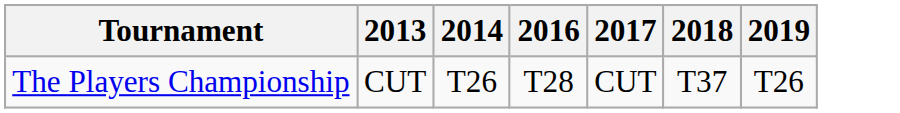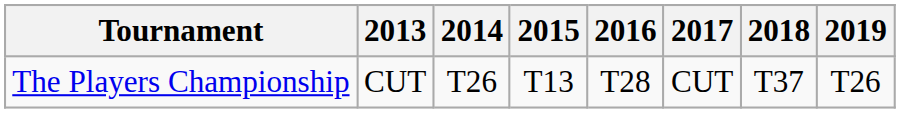+ column: (549, 30)
